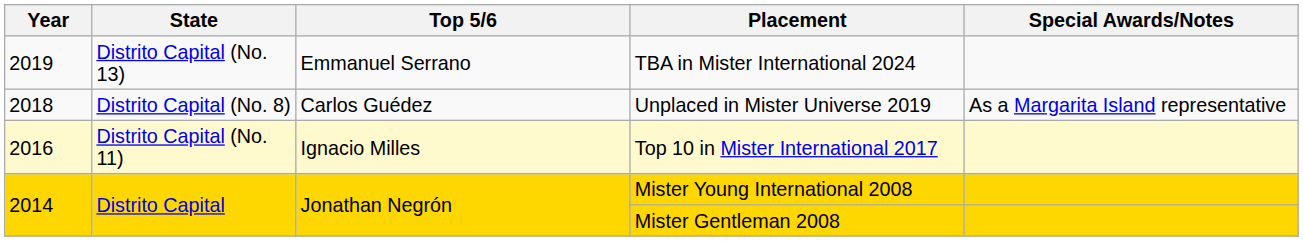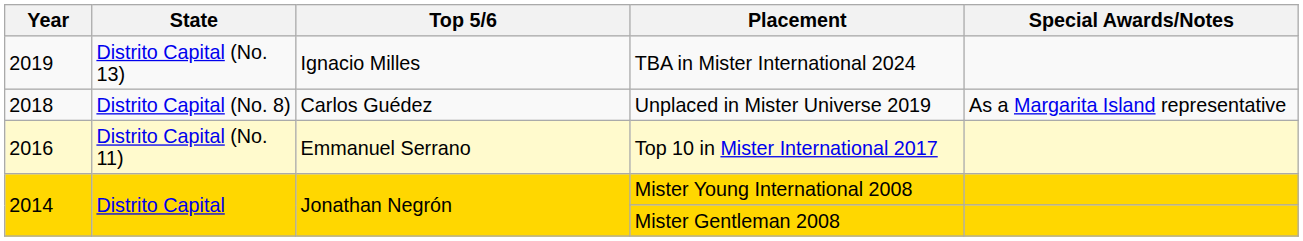(386, 63) Emmanuel Serrano -> (360, 63) Ignacio Milles
(360, 147) Ignacio Milles -> (386, 147) Emmanuel Serrano
